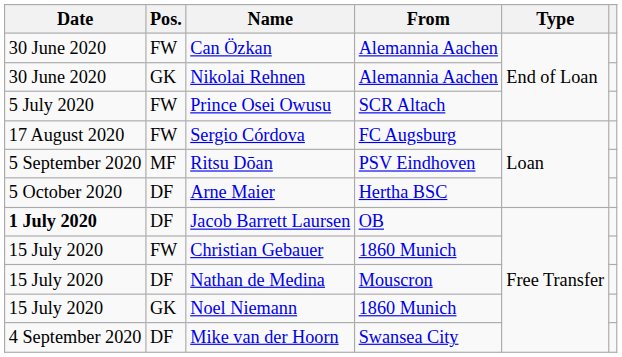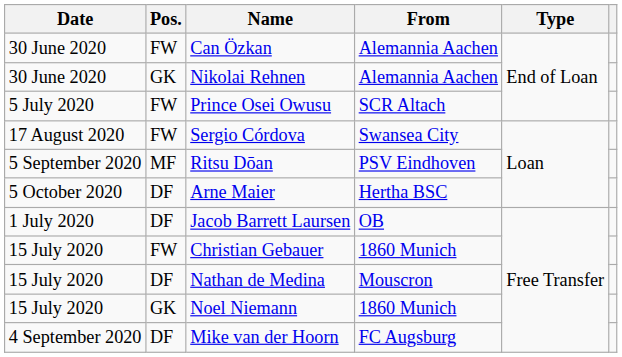(407, 134) FC Augsburg -> (409, 134) Swansea City
(53, 221) bold -> (51, 221) normal
(409, 337) Swansea City -> (407, 337) FC Augsburg
